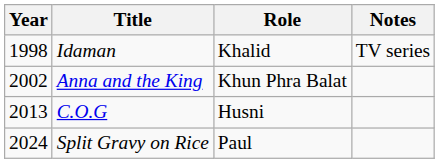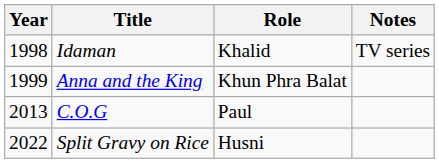(28, 81) 2002 -> (28, 81) 1999
(241, 111) Husni -> (235, 111) Paul
(28, 142) 2024 -> (28, 142) 2022
(235, 142) Paul -> (241, 142) Husni
